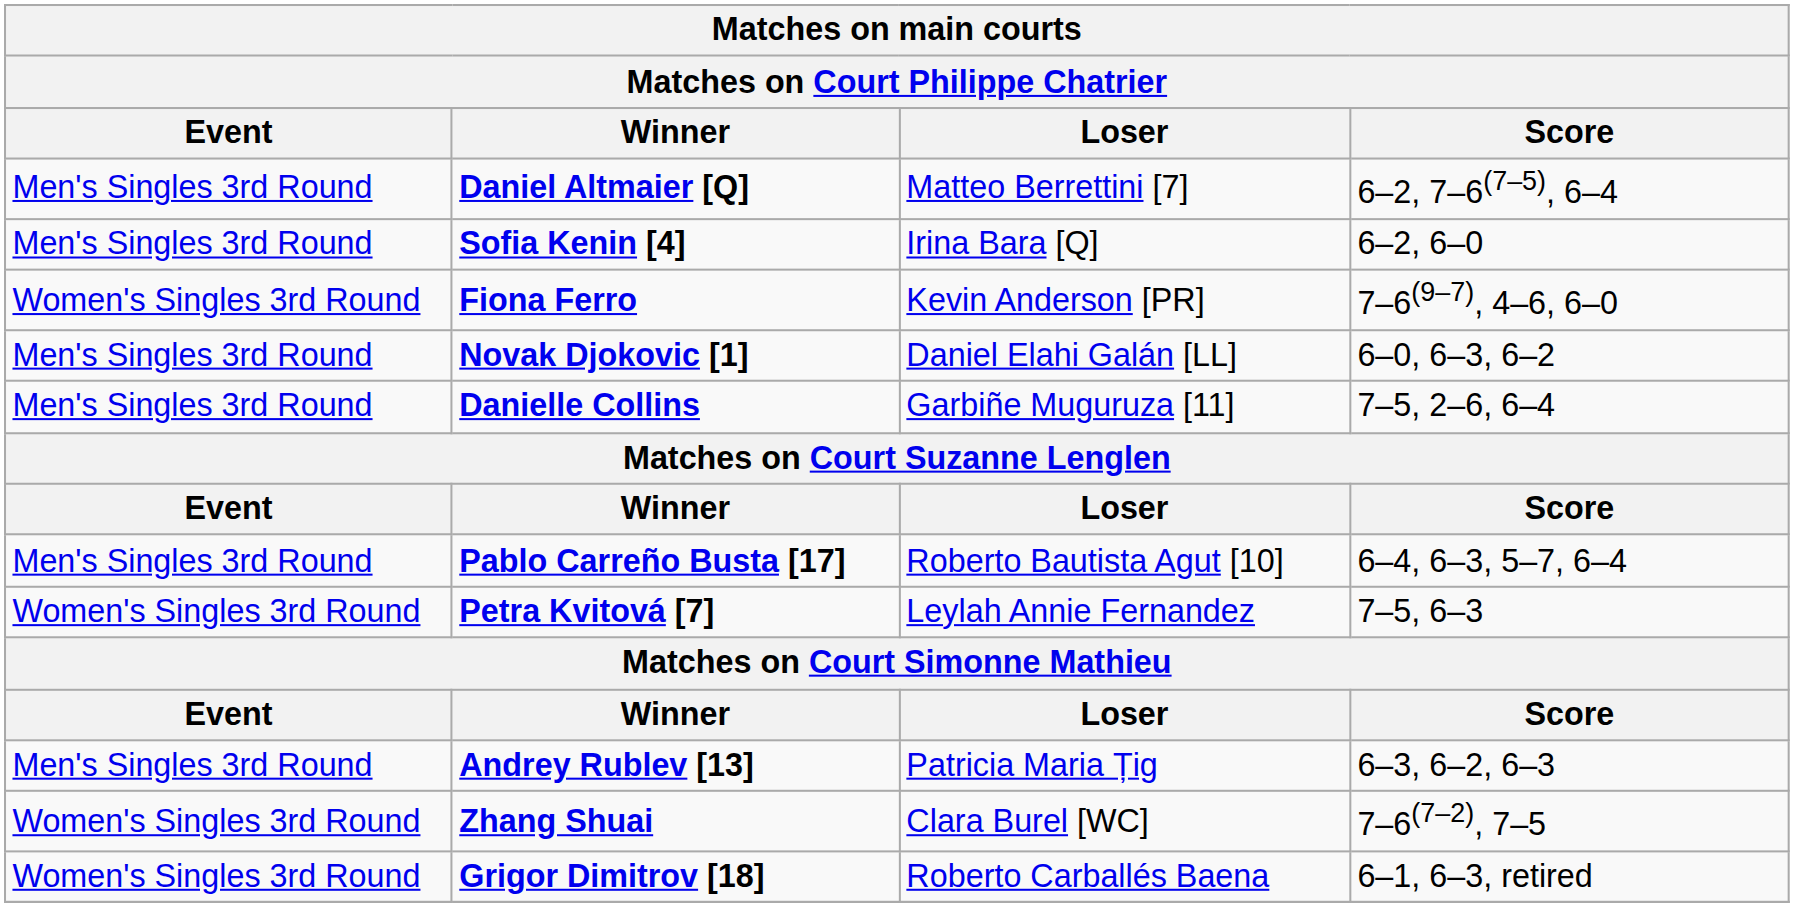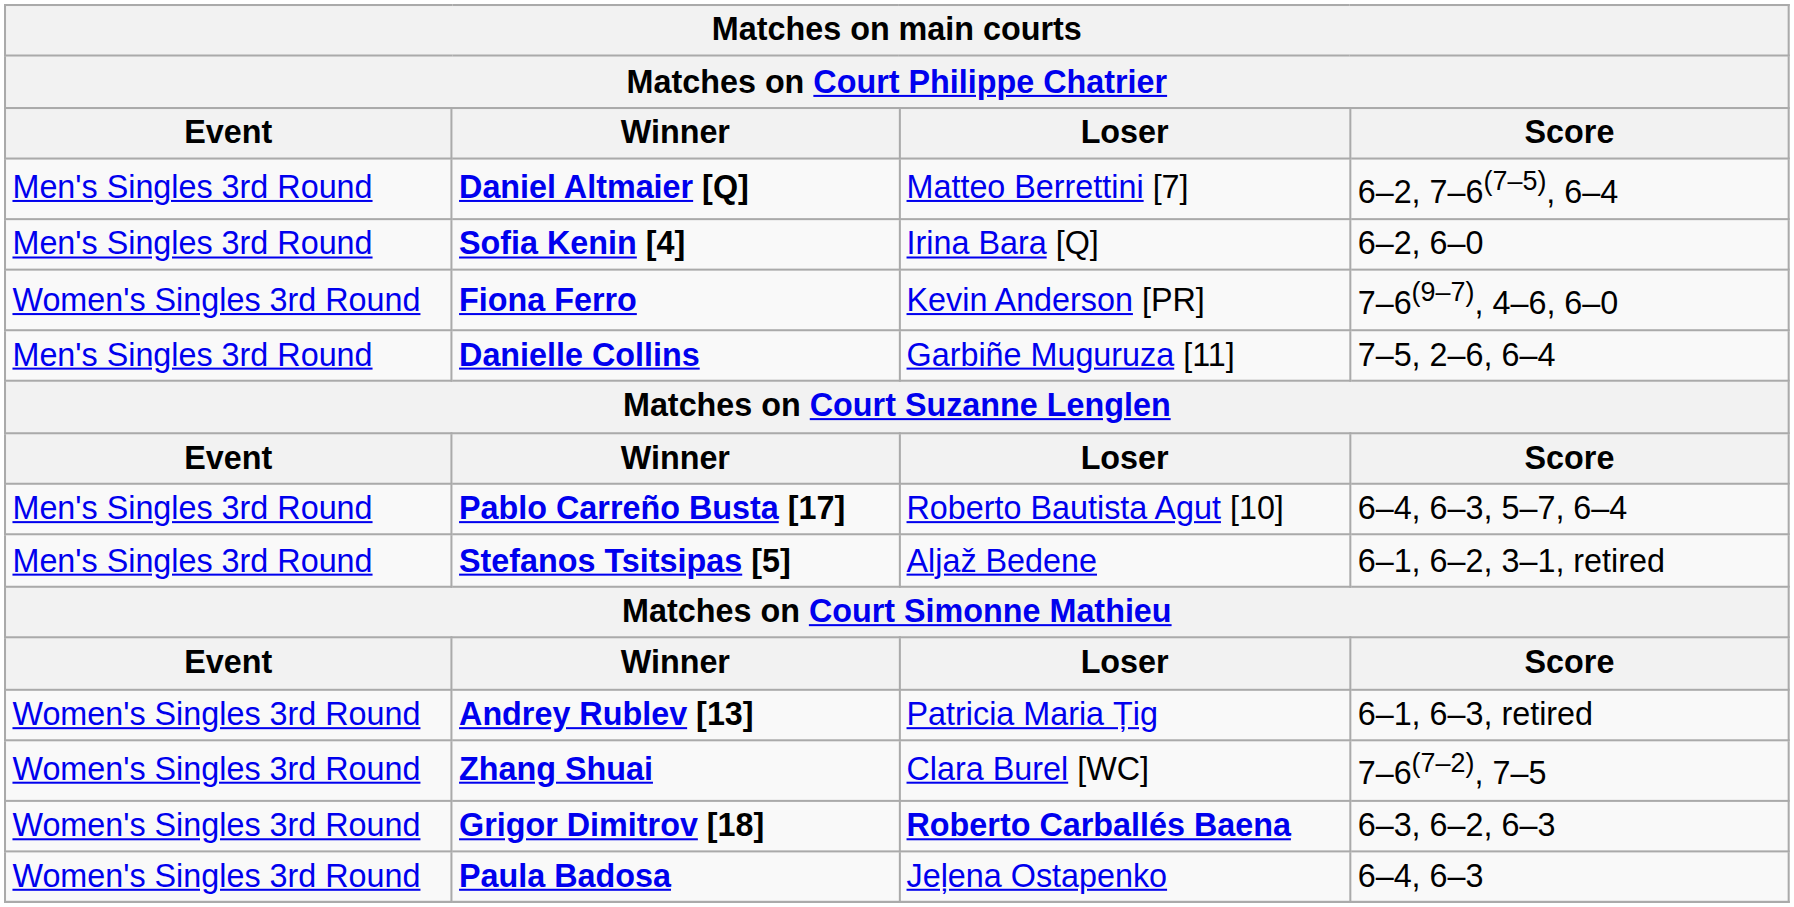- row: (604, 355)
+ row: (625, 560)
- row: (587, 611)
(193, 765) Men's Singles 3rd Round -> (216, 713) Women's Singles 3rd Round
(1456, 765) 6–3, 6–2, 6–3 -> (1475, 713) 6–1, 6–3, retired
(1088, 876) normal -> (1099, 825) bold
(1475, 876) 6–1, 6–3, retired -> (1457, 825) 6–3, 6–2, 6–3
+ row: (565, 876)
